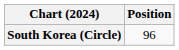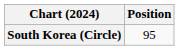(149, 34) 96 -> (149, 34) 95
